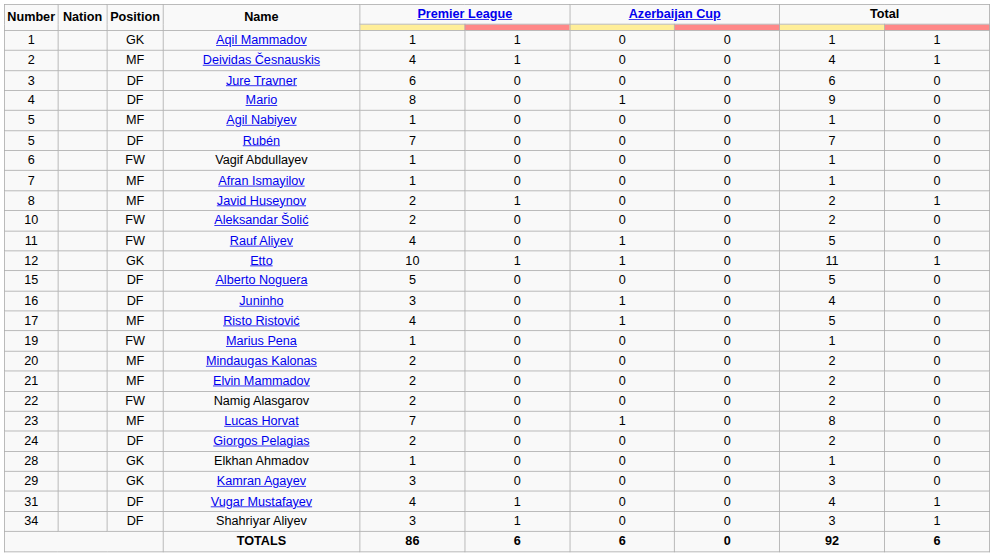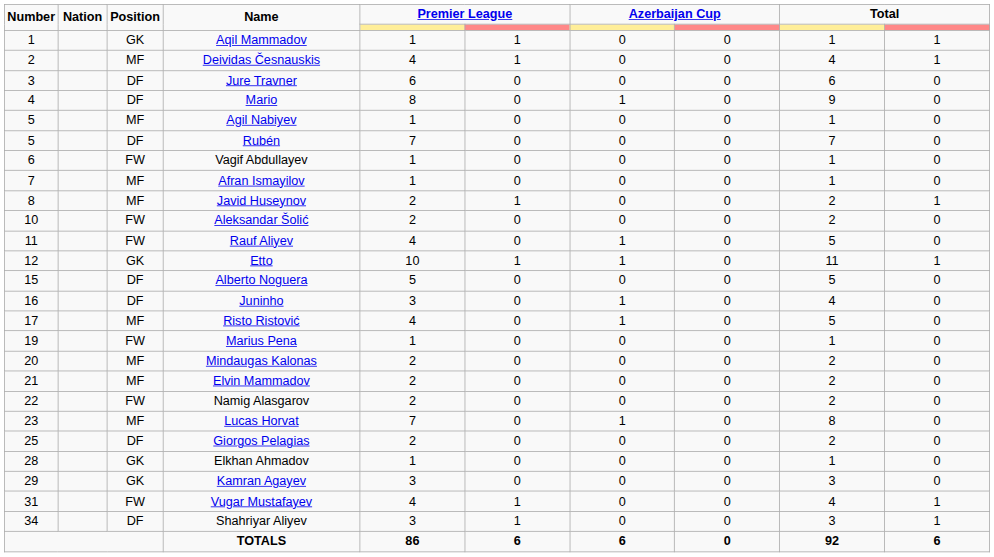(31, 441) 24 -> (31, 441) 25
(135, 501) DF -> (135, 501) FW
